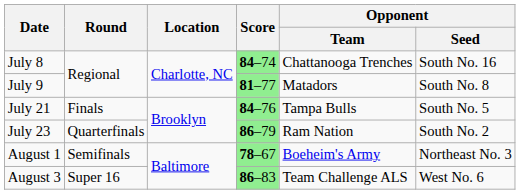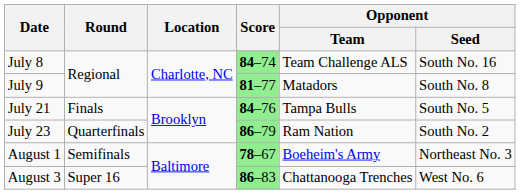(347, 62) Chattanooga Trenches -> (345, 62) Team Challenge ALS
(345, 177) Team Challenge ALS -> (347, 177) Chattanooga Trenches
